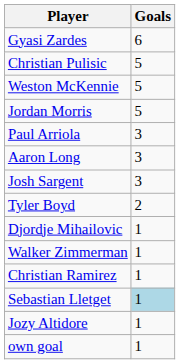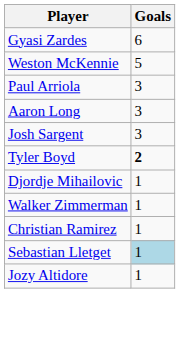- row: (57, 63)
- row: (50, 110)
(138, 205) normal -> (138, 157) bold
- row: (35, 346)
